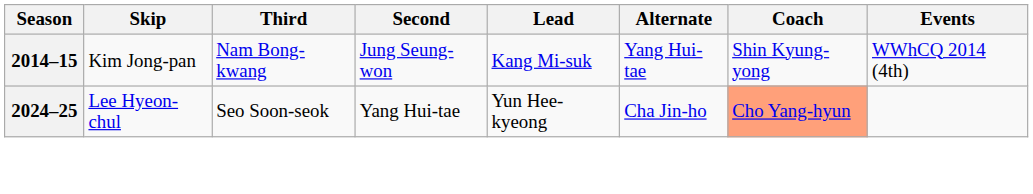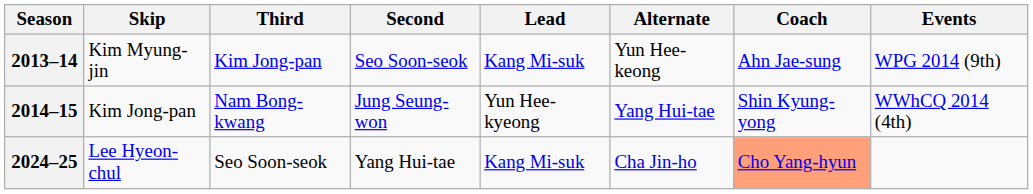+ row: (44, 60)
(542, 60) Kang Mi-suk -> (520, 111) Yun Hee-kyeong
(527, 111) Yun Hee-kyeong -> (534, 162) Kang Mi-suk
